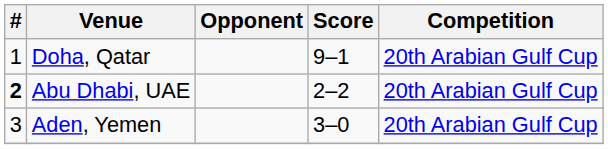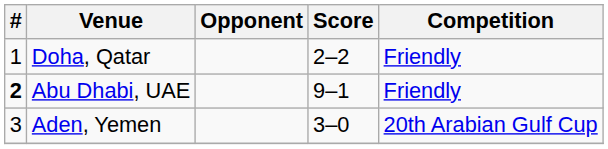(331, 56) 9–1 -> (331, 56) 2–2
(491, 56) 20th Arabian Gulf Cup -> (422, 56) Friendly
(331, 90) 2–2 -> (331, 90) 9–1
(491, 90) 20th Arabian Gulf Cup -> (422, 90) Friendly
